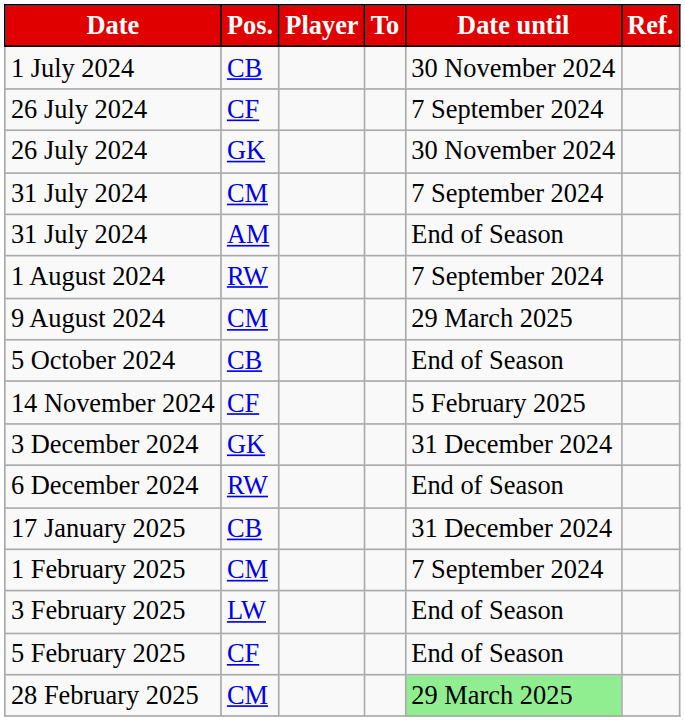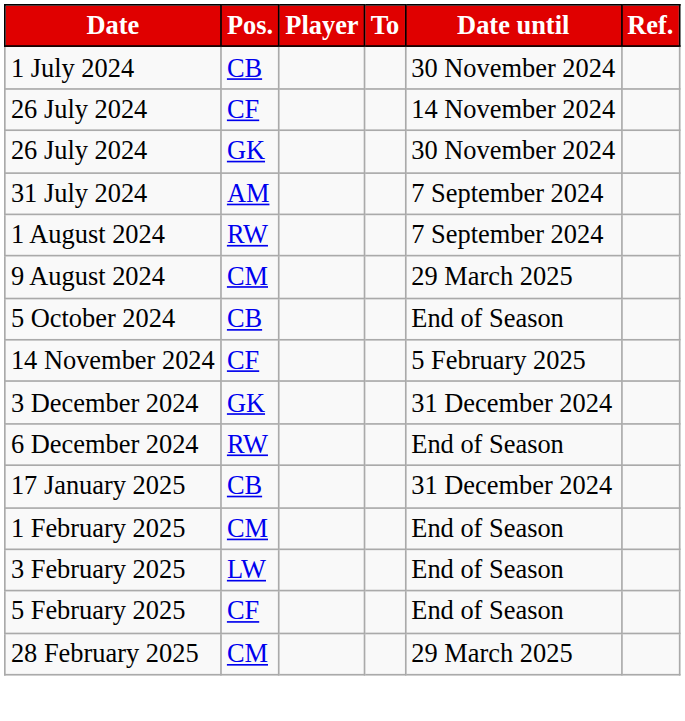(507, 109) 7 September 2024 -> (513, 109) 14 November 2024
- row: (79, 192)
(488, 234) End of Season -> (507, 192) 7 September 2024
(507, 569) 7 September 2024 -> (488, 527) End of Season
(492, 695) lightgreen background -> (492, 653) no background
